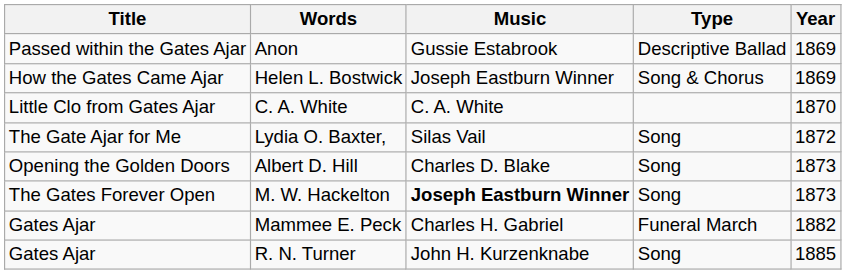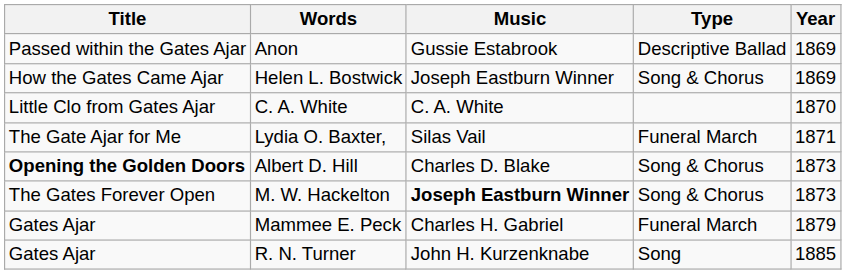(659, 136) Song -> (698, 136) Funeral March
(816, 136) 1872 -> (816, 136) 1871
(119, 166) normal -> (127, 166) bold
(659, 166) Song -> (701, 166) Song & Chorus
(659, 195) Song -> (701, 195) Song & Chorus
(816, 225) 1882 -> (816, 225) 1879
